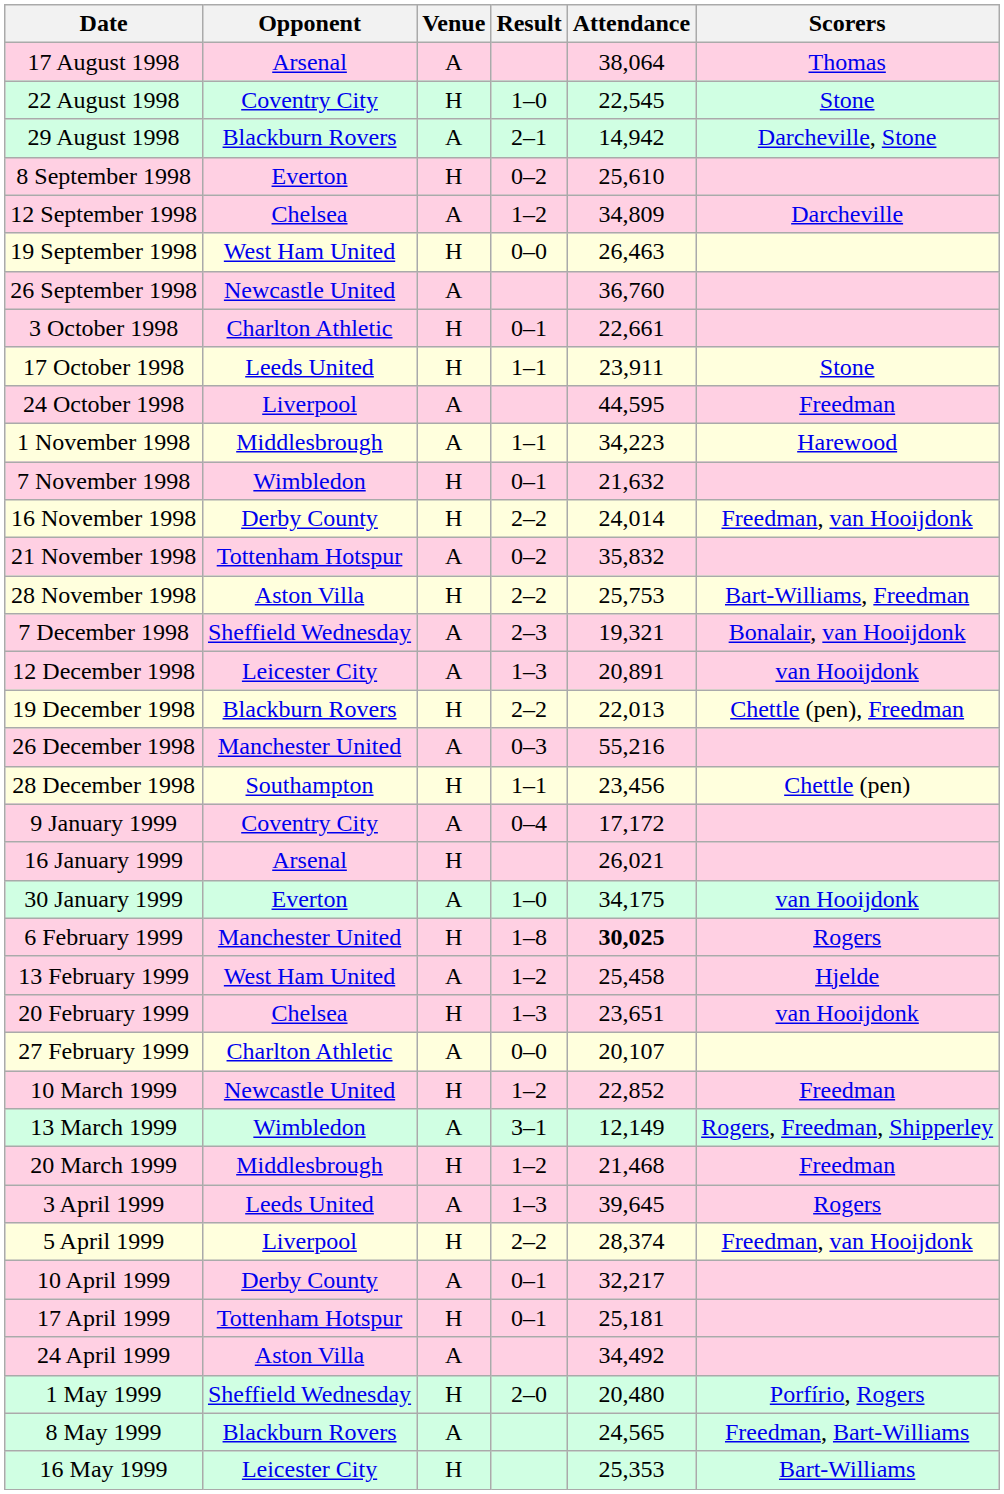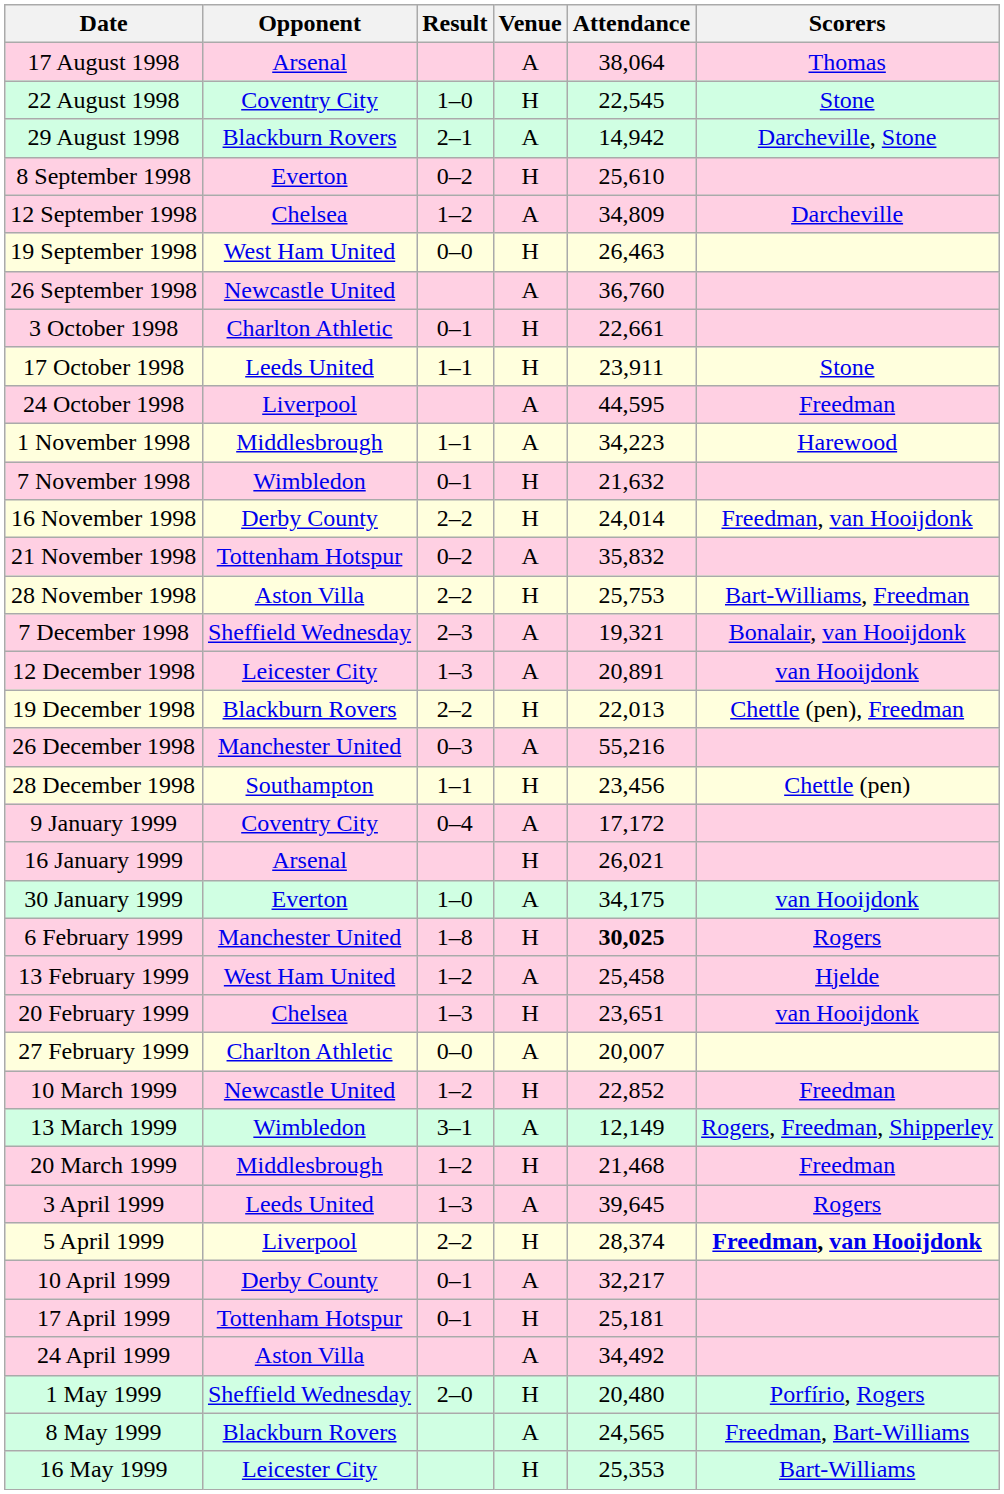columns swapped: (454, 23) <-> (529, 23)
(631, 1051) 20,107 -> (631, 1051) 20,007
(847, 1241) normal -> (847, 1241) bold
